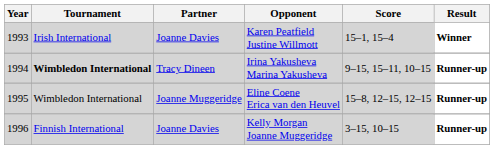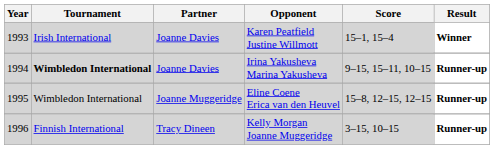(186, 68) Tracy Dineen -> (188, 68) Joanne Davies
(188, 129) Joanne Davies -> (186, 129) Tracy Dineen
